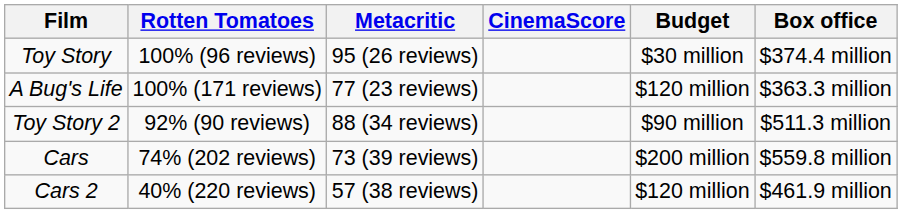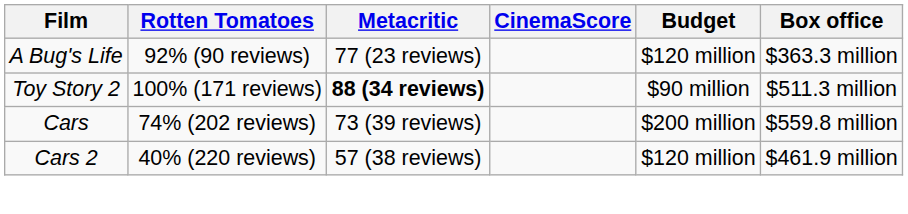- row: (66, 55)
(227, 89) 100% (171 reviews) -> (227, 55) 92% (90 reviews)
(227, 123) 92% (90 reviews) -> (227, 89) 100% (171 reviews)
(405, 123) normal -> (408, 89) bold
